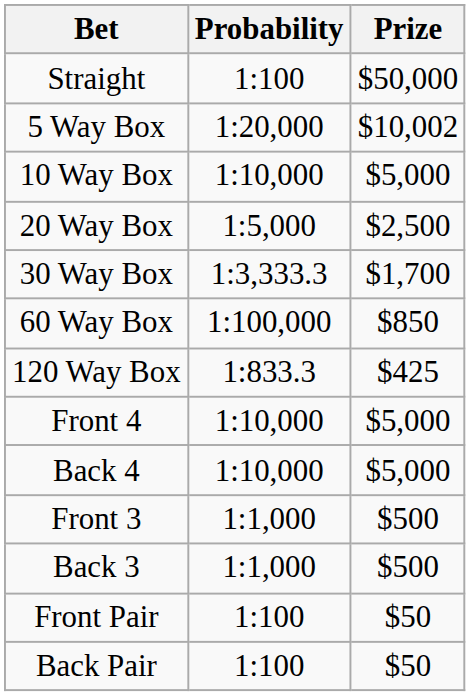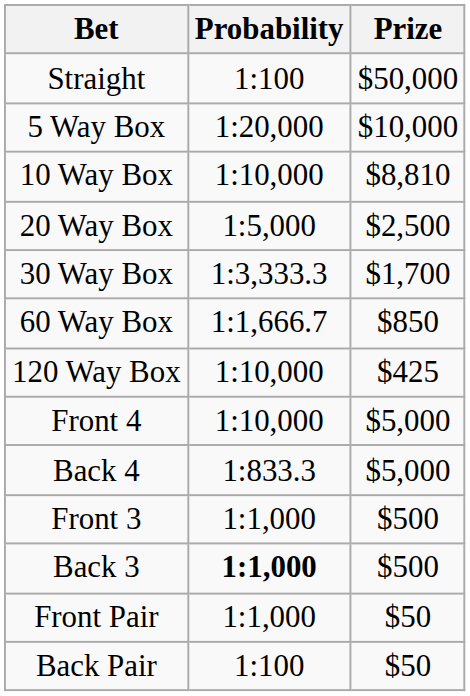(408, 126) $10,002 -> (408, 126) $10,000
(408, 175) $5,000 -> (408, 175) $8,810
(269, 322) 1:100,000 -> (269, 322) 1:1,666.7
(269, 371) 1:833.3 -> (269, 371) 1:10,000
(269, 469) 1:10,000 -> (269, 469) 1:833.3
(269, 567) normal -> (269, 567) bold
(269, 616) 1:100 -> (269, 616) 1:1,000
